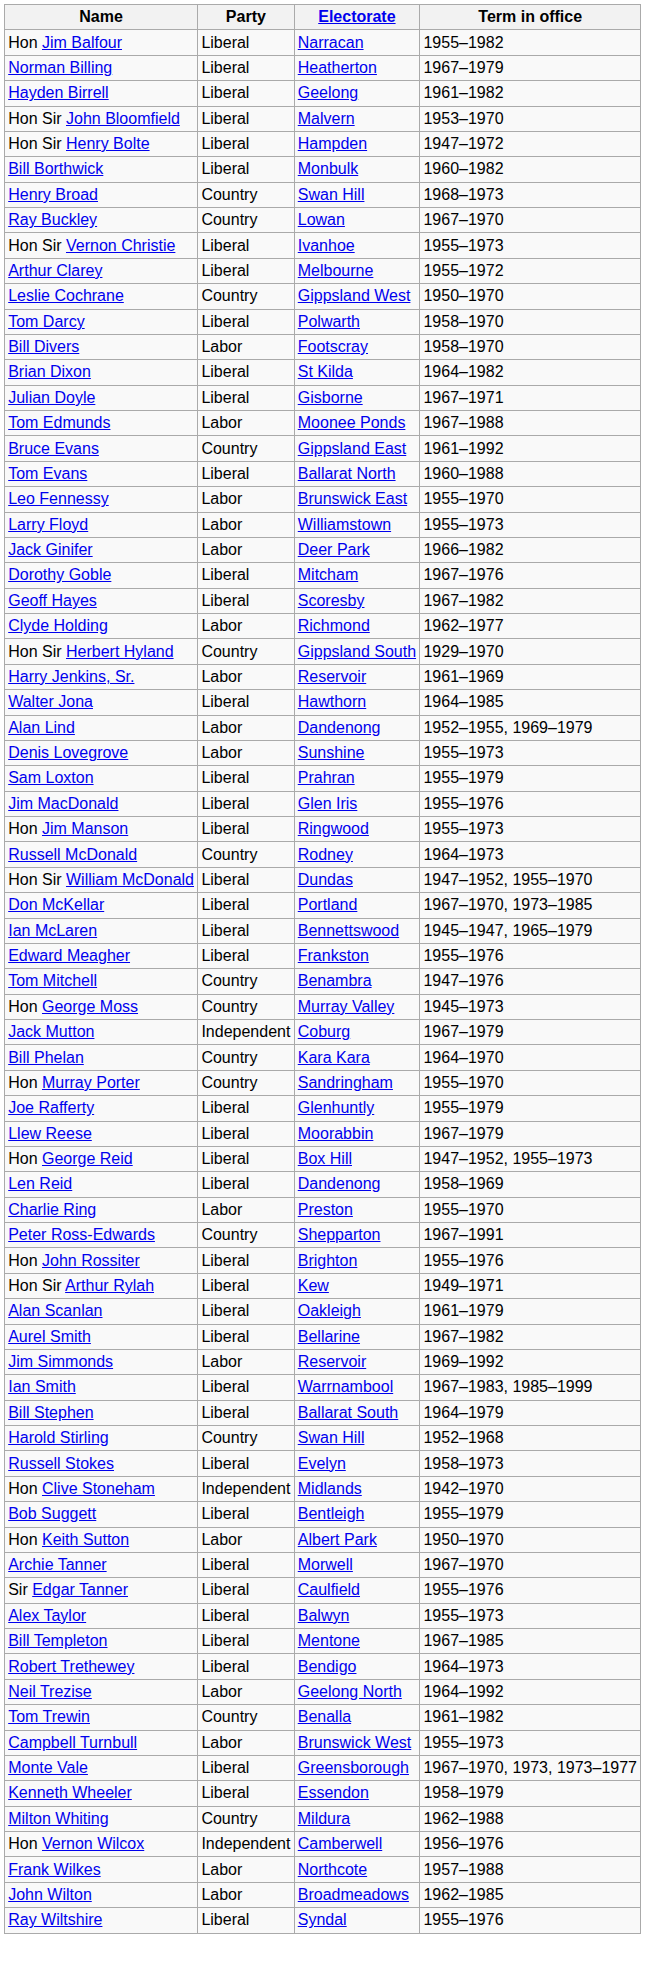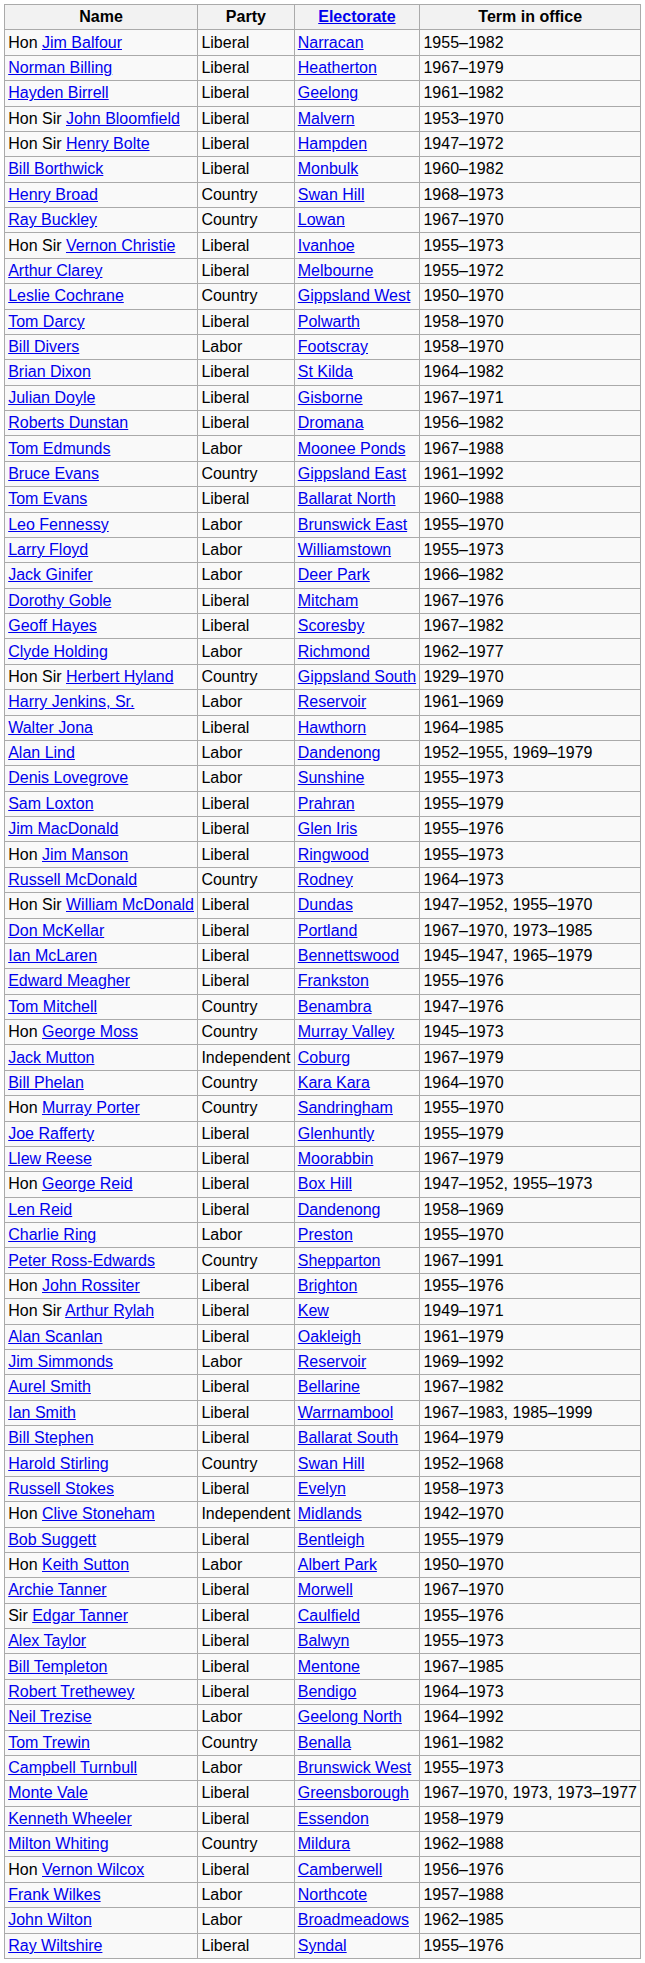+ row: (68, 423)
rows swapped: (61, 1362) <-> (50, 1336)
(246, 1844) Independent -> (225, 1869) Liberal
